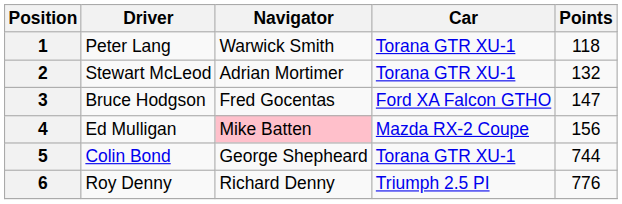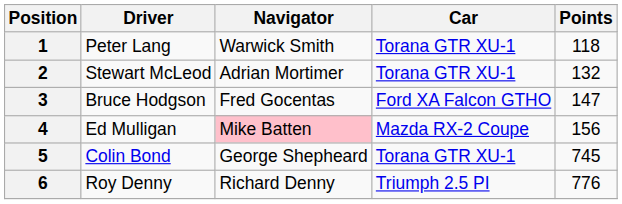(586, 156) 744 -> (586, 156) 745
